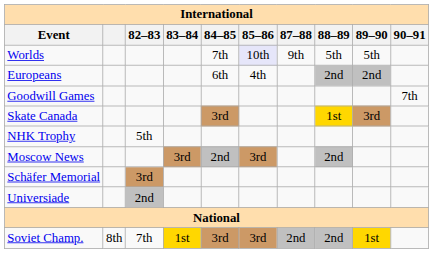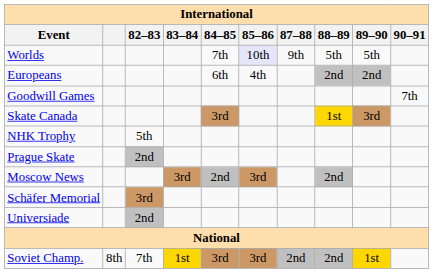+ row: (41, 156)
